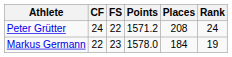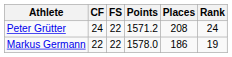(115, 45) 23 -> (115, 45) 22
(179, 45) 184 -> (179, 45) 186
